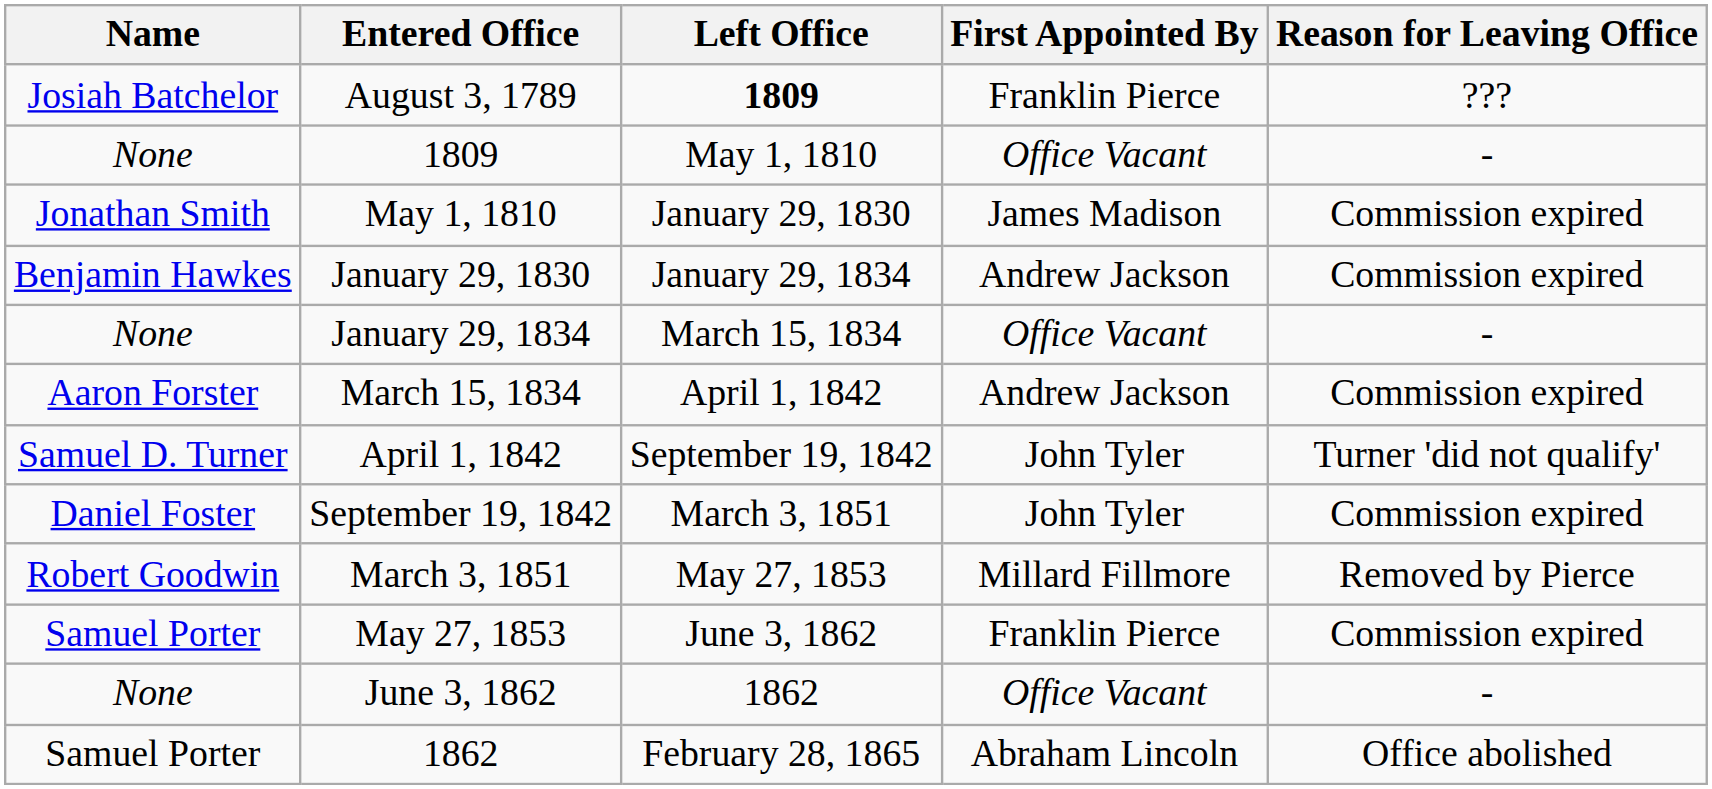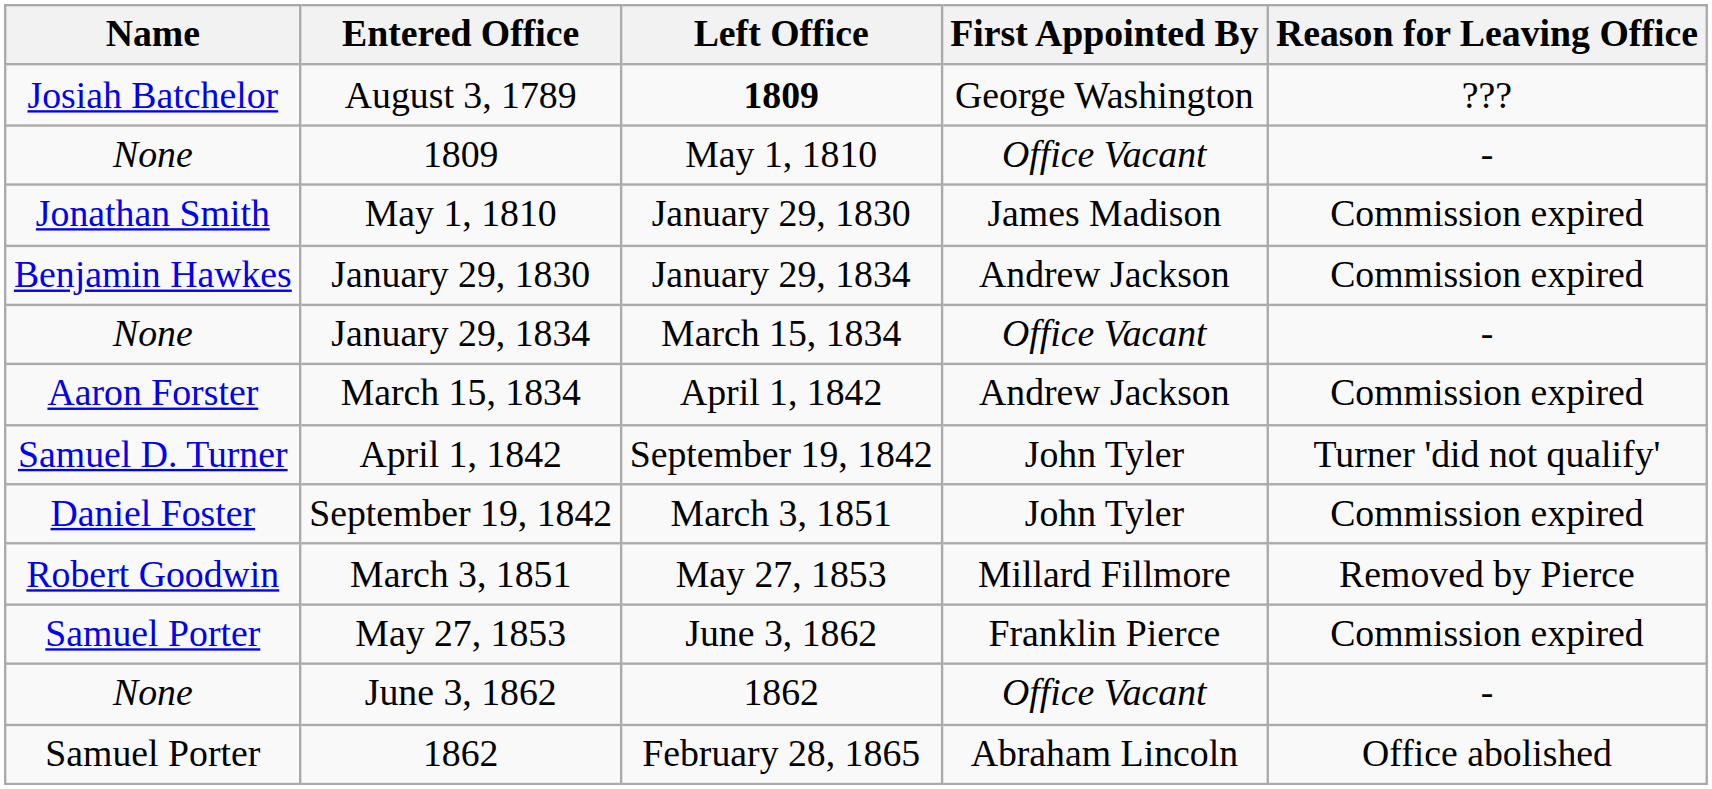(1104, 94) Franklin Pierce -> (1104, 94) George Washington
